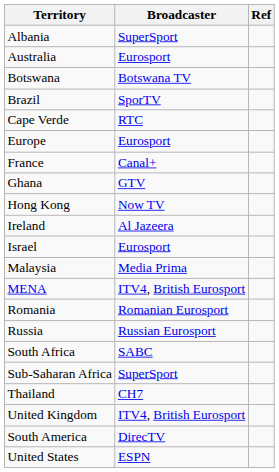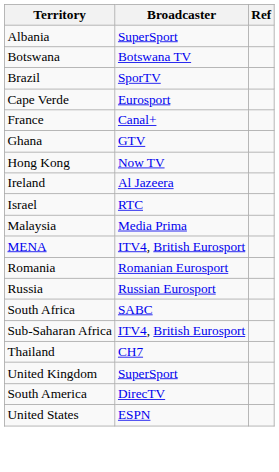- row: (32, 57)
(130, 120) RTC -> (144, 99) Eurosport
- row: (27, 141)
(144, 246) Eurosport -> (130, 204) RTC
(148, 373) SuperSport -> (182, 330) ITV4, British Eurosport
(182, 415) ITV4, British Eurosport -> (148, 373) SuperSport
